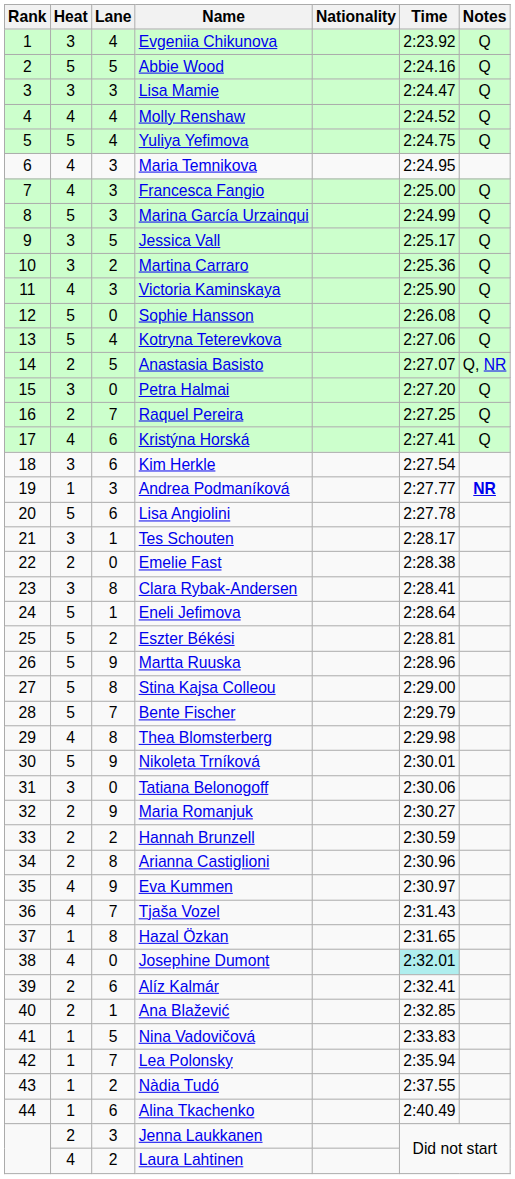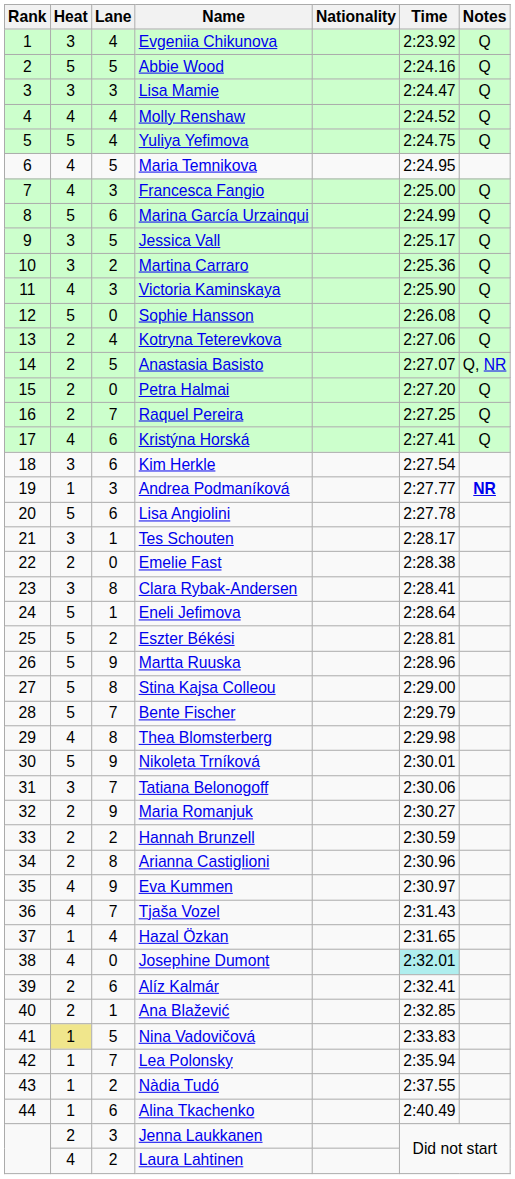(113, 166) 3 -> (113, 166) 5
(113, 215) 3 -> (113, 215) 6
(71, 340) 5 -> (71, 340) 2
(71, 389) 3 -> (71, 389) 2
(113, 787) 0 -> (113, 787) 7
(113, 937) 8 -> (113, 937) 4
(71, 1036) no background -> (71, 1036) khaki background
